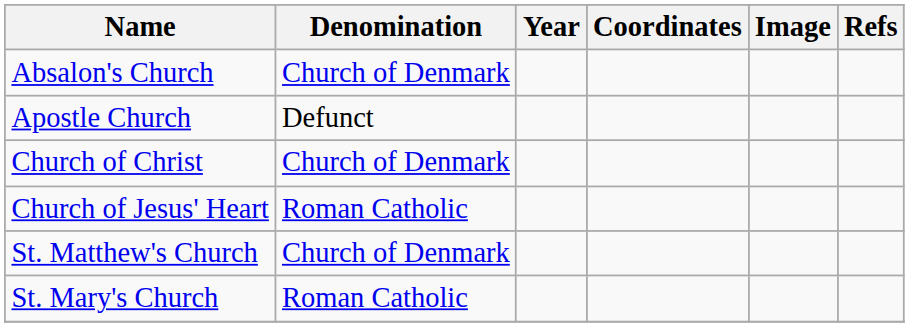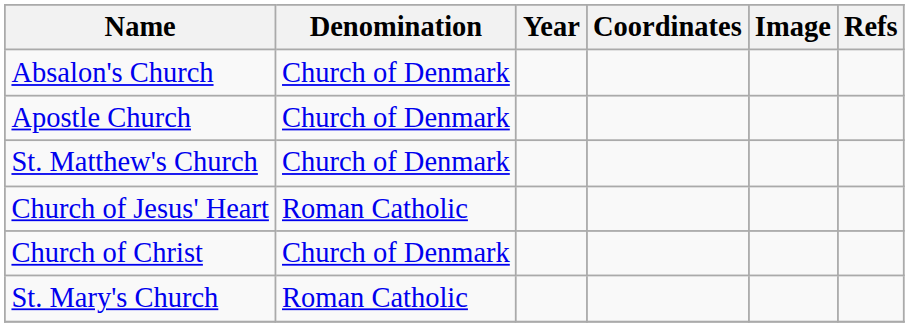(328, 117) Defunct -> (396, 117) Church of Denmark
rows swapped: (107, 162) <-> (135, 252)
